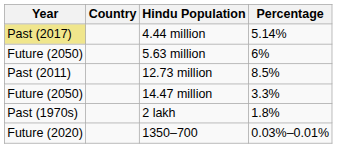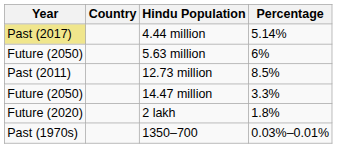(43, 113) Past (1970s) -> (45, 113) Future (2020)
(45, 133) Future (2020) -> (43, 133) Past (1970s)
